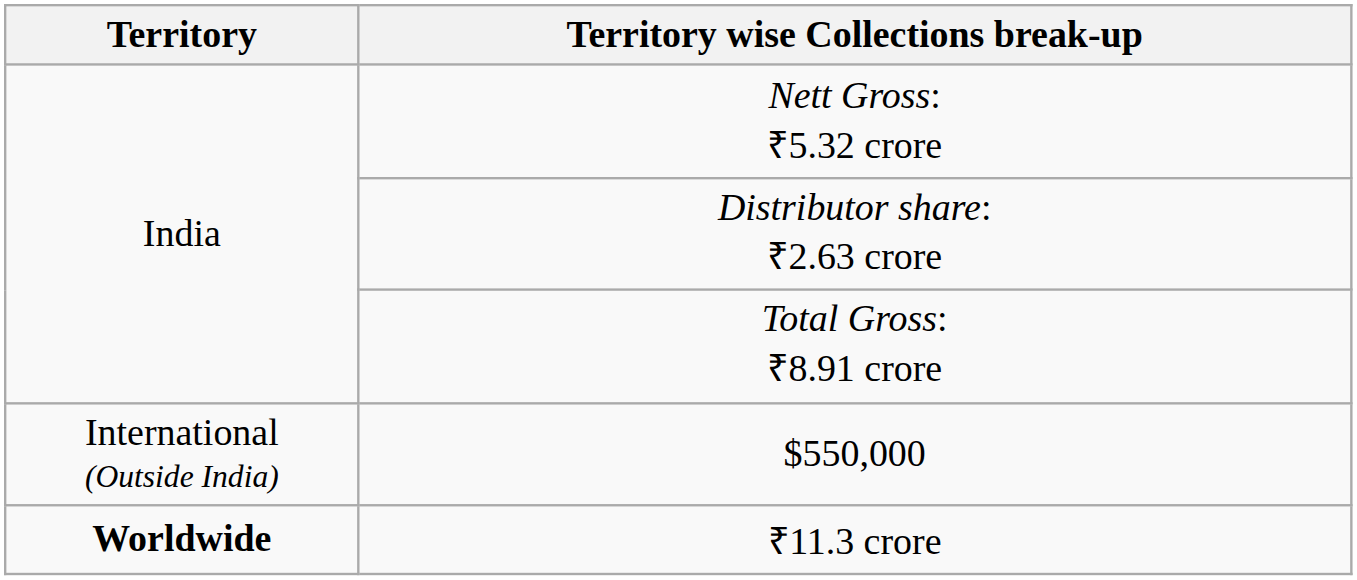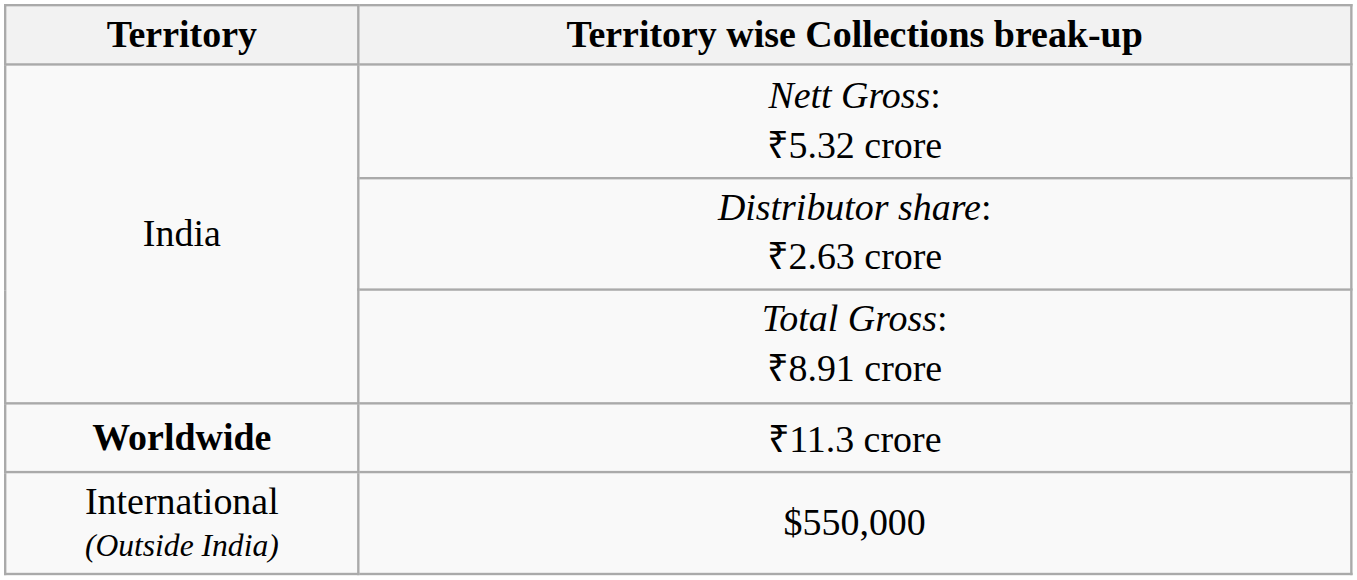rows swapped: (855, 452) <-> (855, 541)
